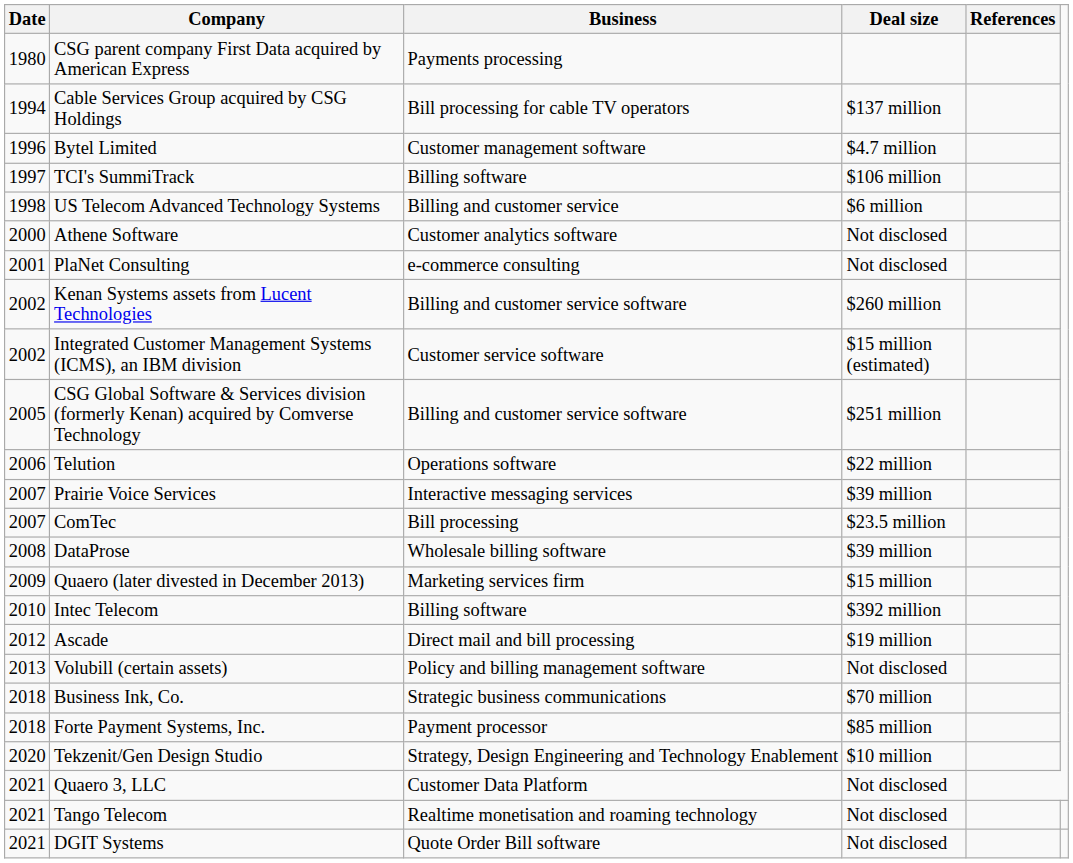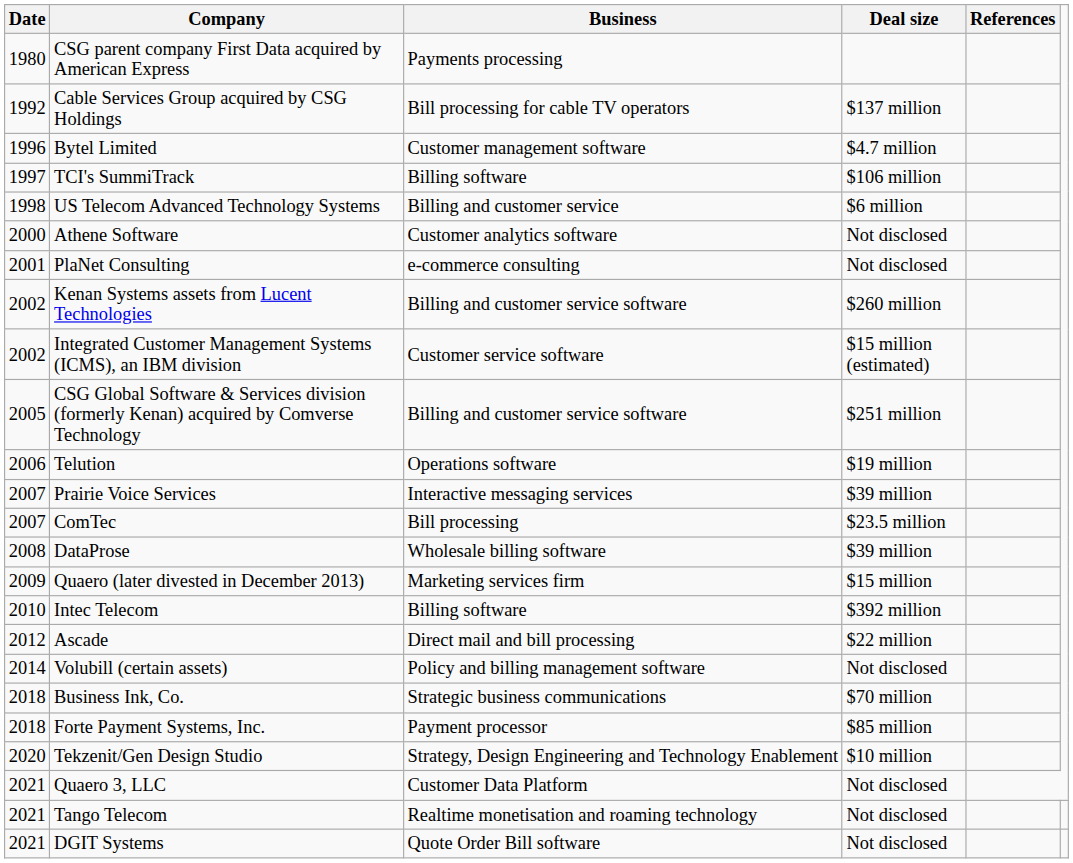(27, 108) 1994 -> (27, 108) 1992
(889, 464) $22 million -> (889, 464) $19 million
(889, 639) $19 million -> (889, 639) $22 million
(27, 668) 2013 -> (27, 668) 2014
